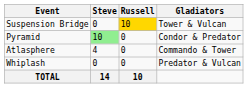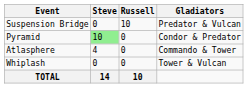(126, 24) gold background -> (126, 24) no background
(192, 24) Tower & Vulcan -> (200, 24) Predator & Vulcan
(200, 63) Predator & Vulcan -> (192, 63) Tower & Vulcan
